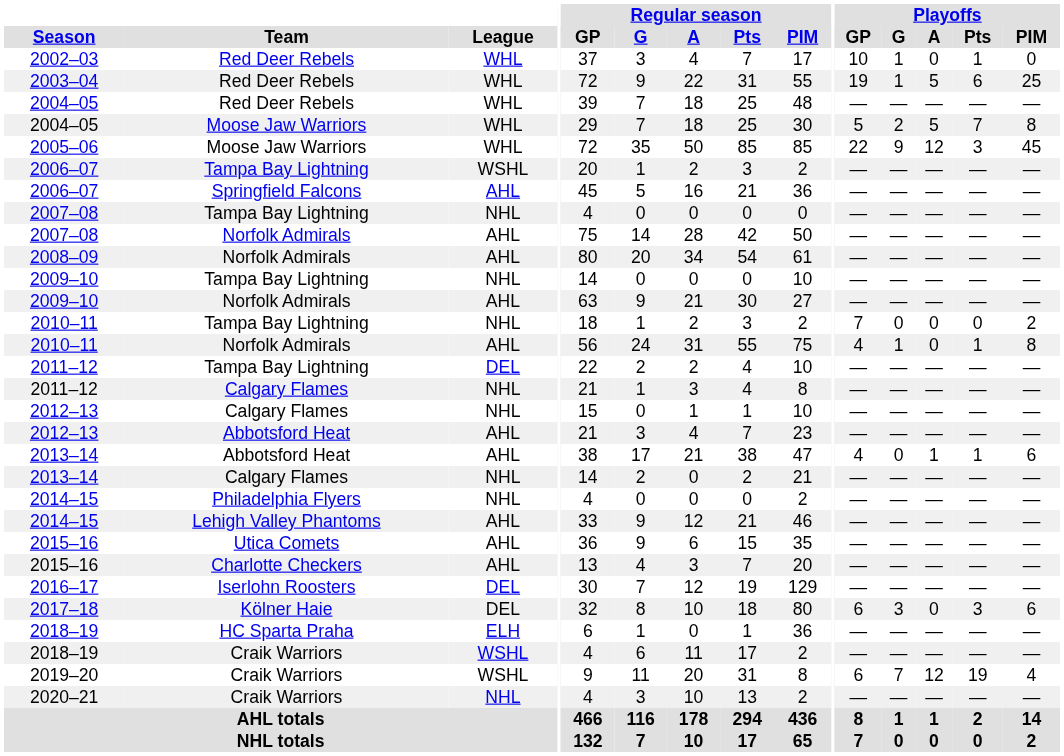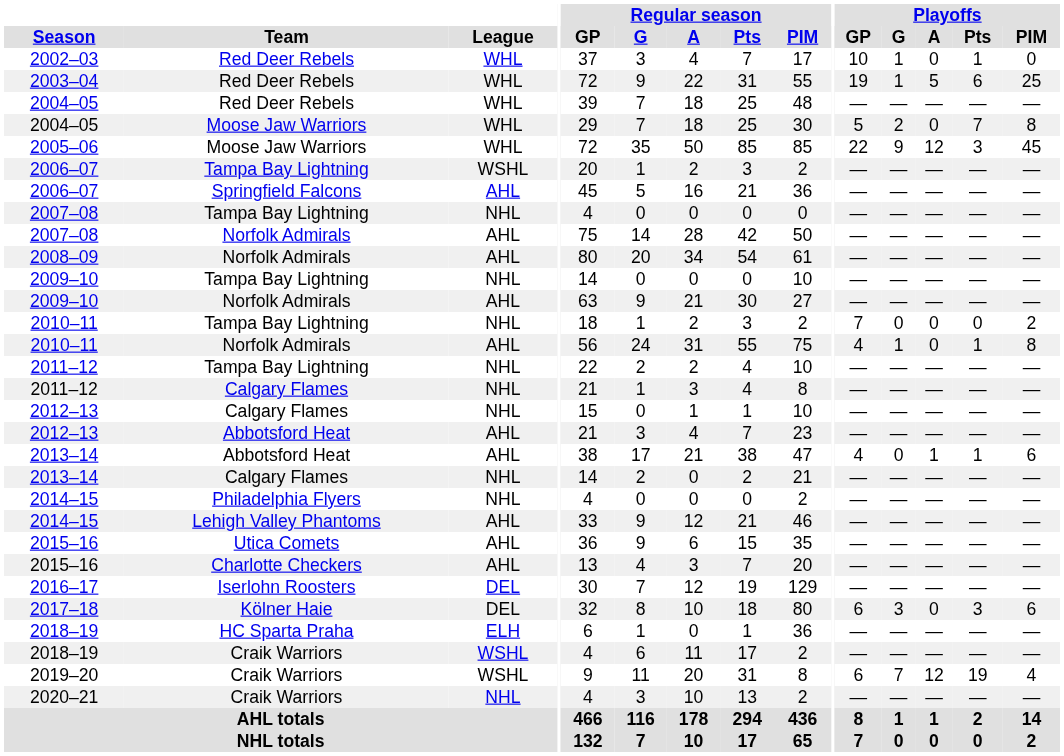(934, 124) 5 -> (934, 124) 0
(503, 366) DEL -> (503, 366) NHL
